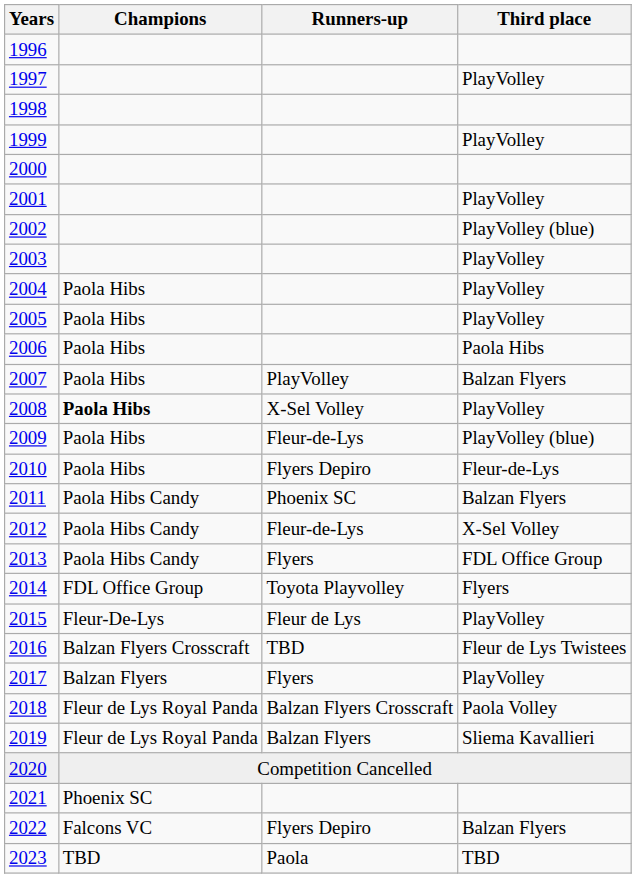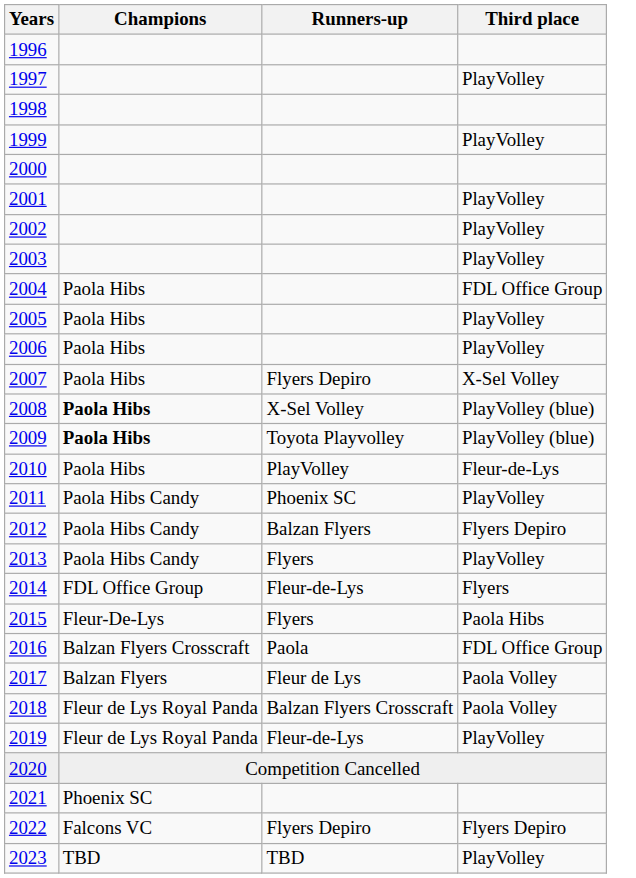(528, 229) PlayVolley (blue) -> (503, 229) PlayVolley
(503, 288) PlayVolley -> (532, 288) FDL Office Group
(503, 348) Paola Hibs -> (503, 348) PlayVolley
(308, 378) PlayVolley -> (319, 378) Flyers Depiro
(514, 378) Balzan Flyers -> (511, 378) X-Sel Volley
(503, 408) PlayVolley -> (528, 408) PlayVolley (blue)
(104, 438) normal -> (107, 438) bold
(315, 438) Fleur-de-Lys -> (335, 438) Toyota Playvolley
(319, 468) Flyers Depiro -> (308, 468) PlayVolley
(514, 498) Balzan Flyers -> (503, 498) PlayVolley
(315, 528) Fleur-de-Lys -> (319, 528) Balzan Flyers
(511, 528) X-Sel Volley -> (514, 528) Flyers Depiro
(532, 558) FDL Office Group -> (503, 558) PlayVolley
(335, 588) Toyota Playvolley -> (315, 588) Fleur-de-Lys
(314, 618) Fleur de Lys -> (290, 618) Flyers
(503, 618) PlayVolley -> (503, 618) Paola Hibs
(285, 648) TBD -> (287, 648) Paola
(544, 648) Fleur de Lys Twistees -> (532, 648) FDL Office Group
(290, 678) Flyers -> (314, 678) Fleur de Lys
(503, 678) PlayVolley -> (510, 678) Paola Volley
(319, 738) Balzan Flyers -> (315, 738) Fleur-de-Lys
(528, 738) Sliema Kavallieri -> (503, 738) PlayVolley
(514, 827) Balzan Flyers -> (514, 827) Flyers Depiro
(287, 857) Paola -> (285, 857) TBD
(481, 857) TBD -> (503, 857) PlayVolley
